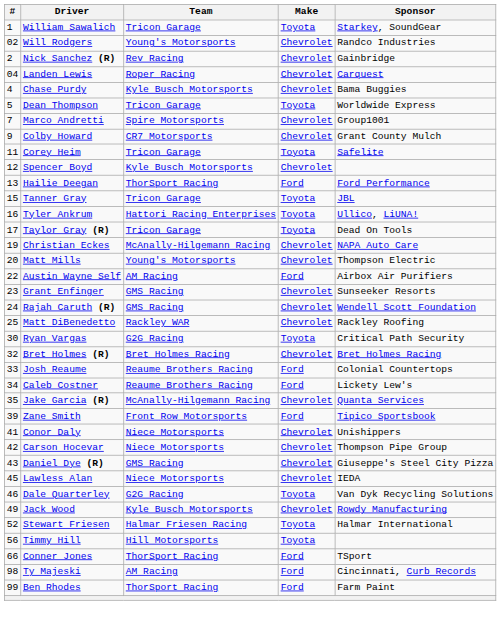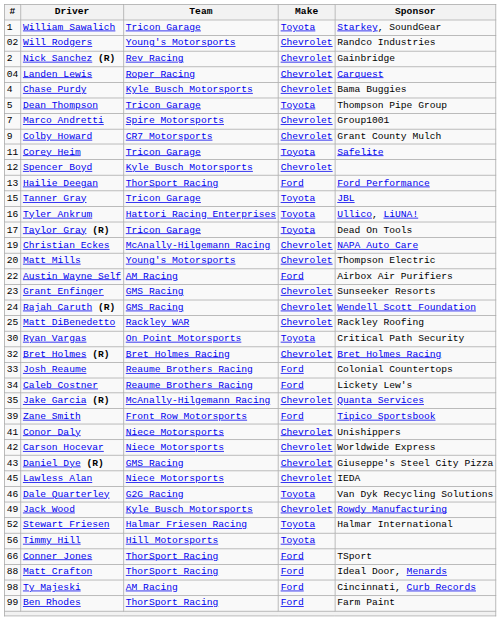(386, 106) Worldwide Express -> (392, 106) Thompson Pipe Group
(155, 339) G2G Racing -> (184, 339) On Point Motorsports
(392, 448) Thompson Pipe Group -> (386, 448) Worldwide Express
+ row: (58, 572)
